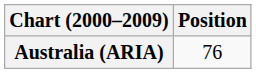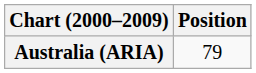(212, 52) 76 -> (212, 52) 79
